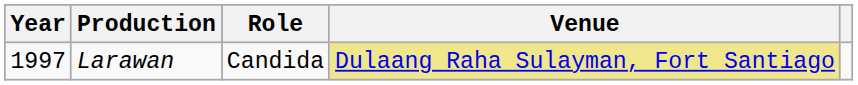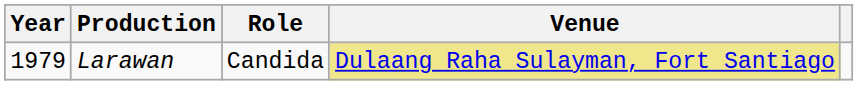(38, 61) 1997 -> (38, 61) 1979
